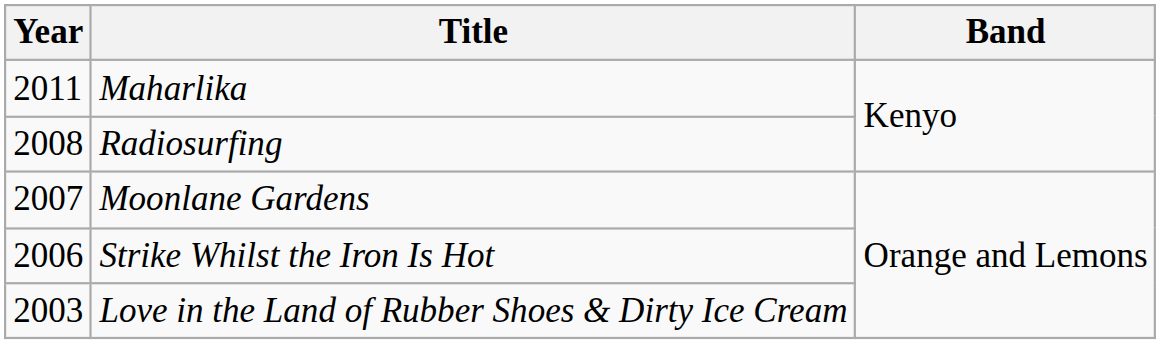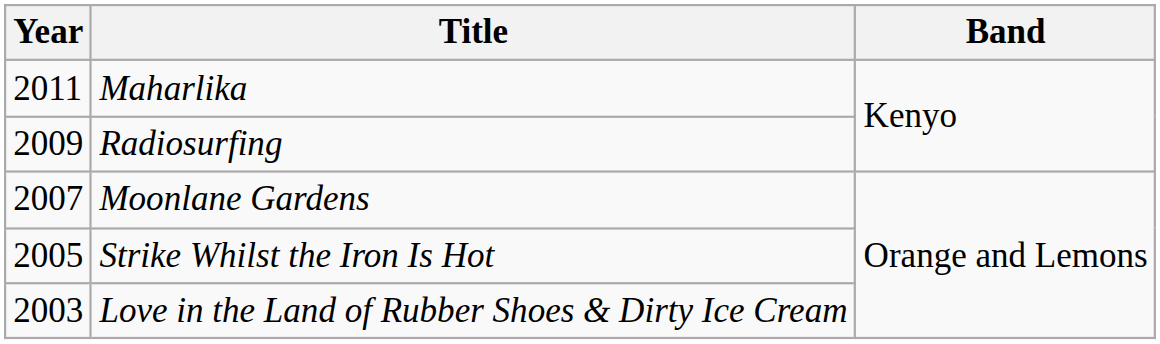(48, 143) 2008 -> (48, 143) 2009
(48, 254) 2006 -> (48, 254) 2005
